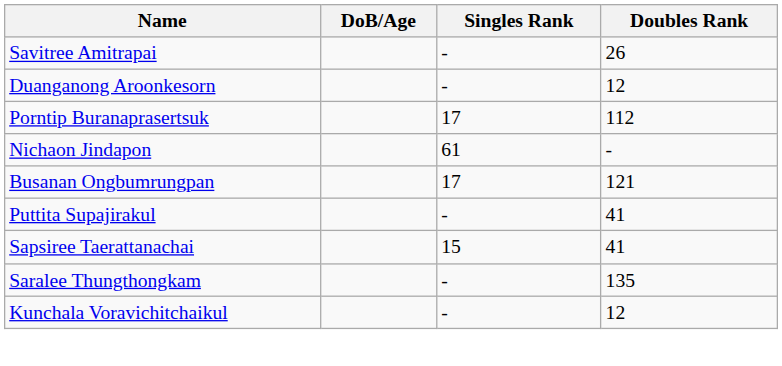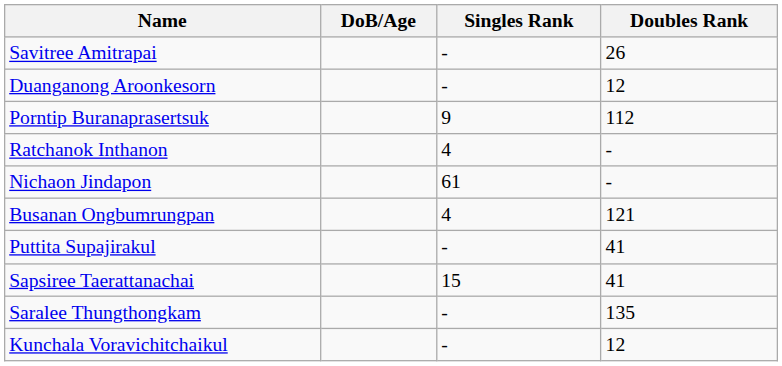(451, 117) 17 -> (446, 117) 9
+ row: (88, 150)
(451, 182) 17 -> (446, 214) 4
